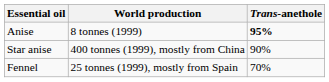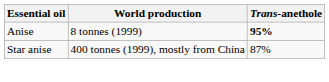(260, 49) 90% -> (260, 49) 87%
- row: (22, 67)
